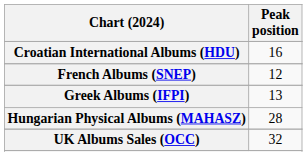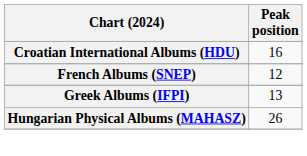(275, 118) 28 -> (275, 118) 26
- row: (127, 140)
